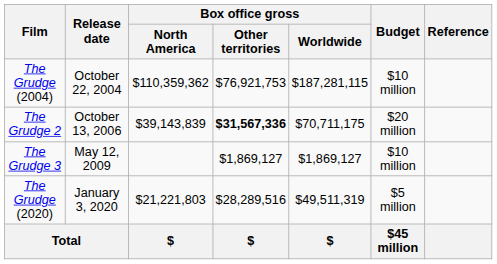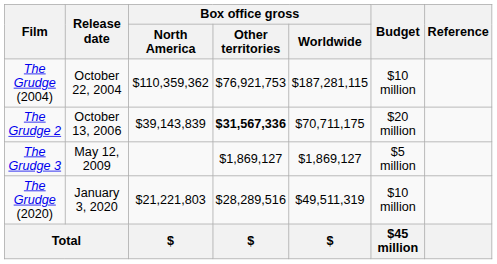(398, 158) $10 million -> (398, 158) $5 million
(398, 200) $5 million -> (398, 200) $10 million
